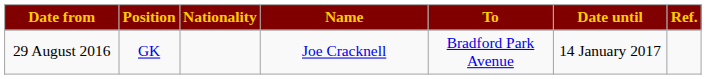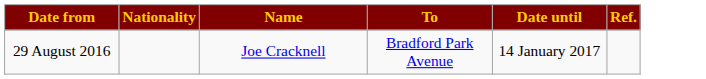- column: (149, 17)
